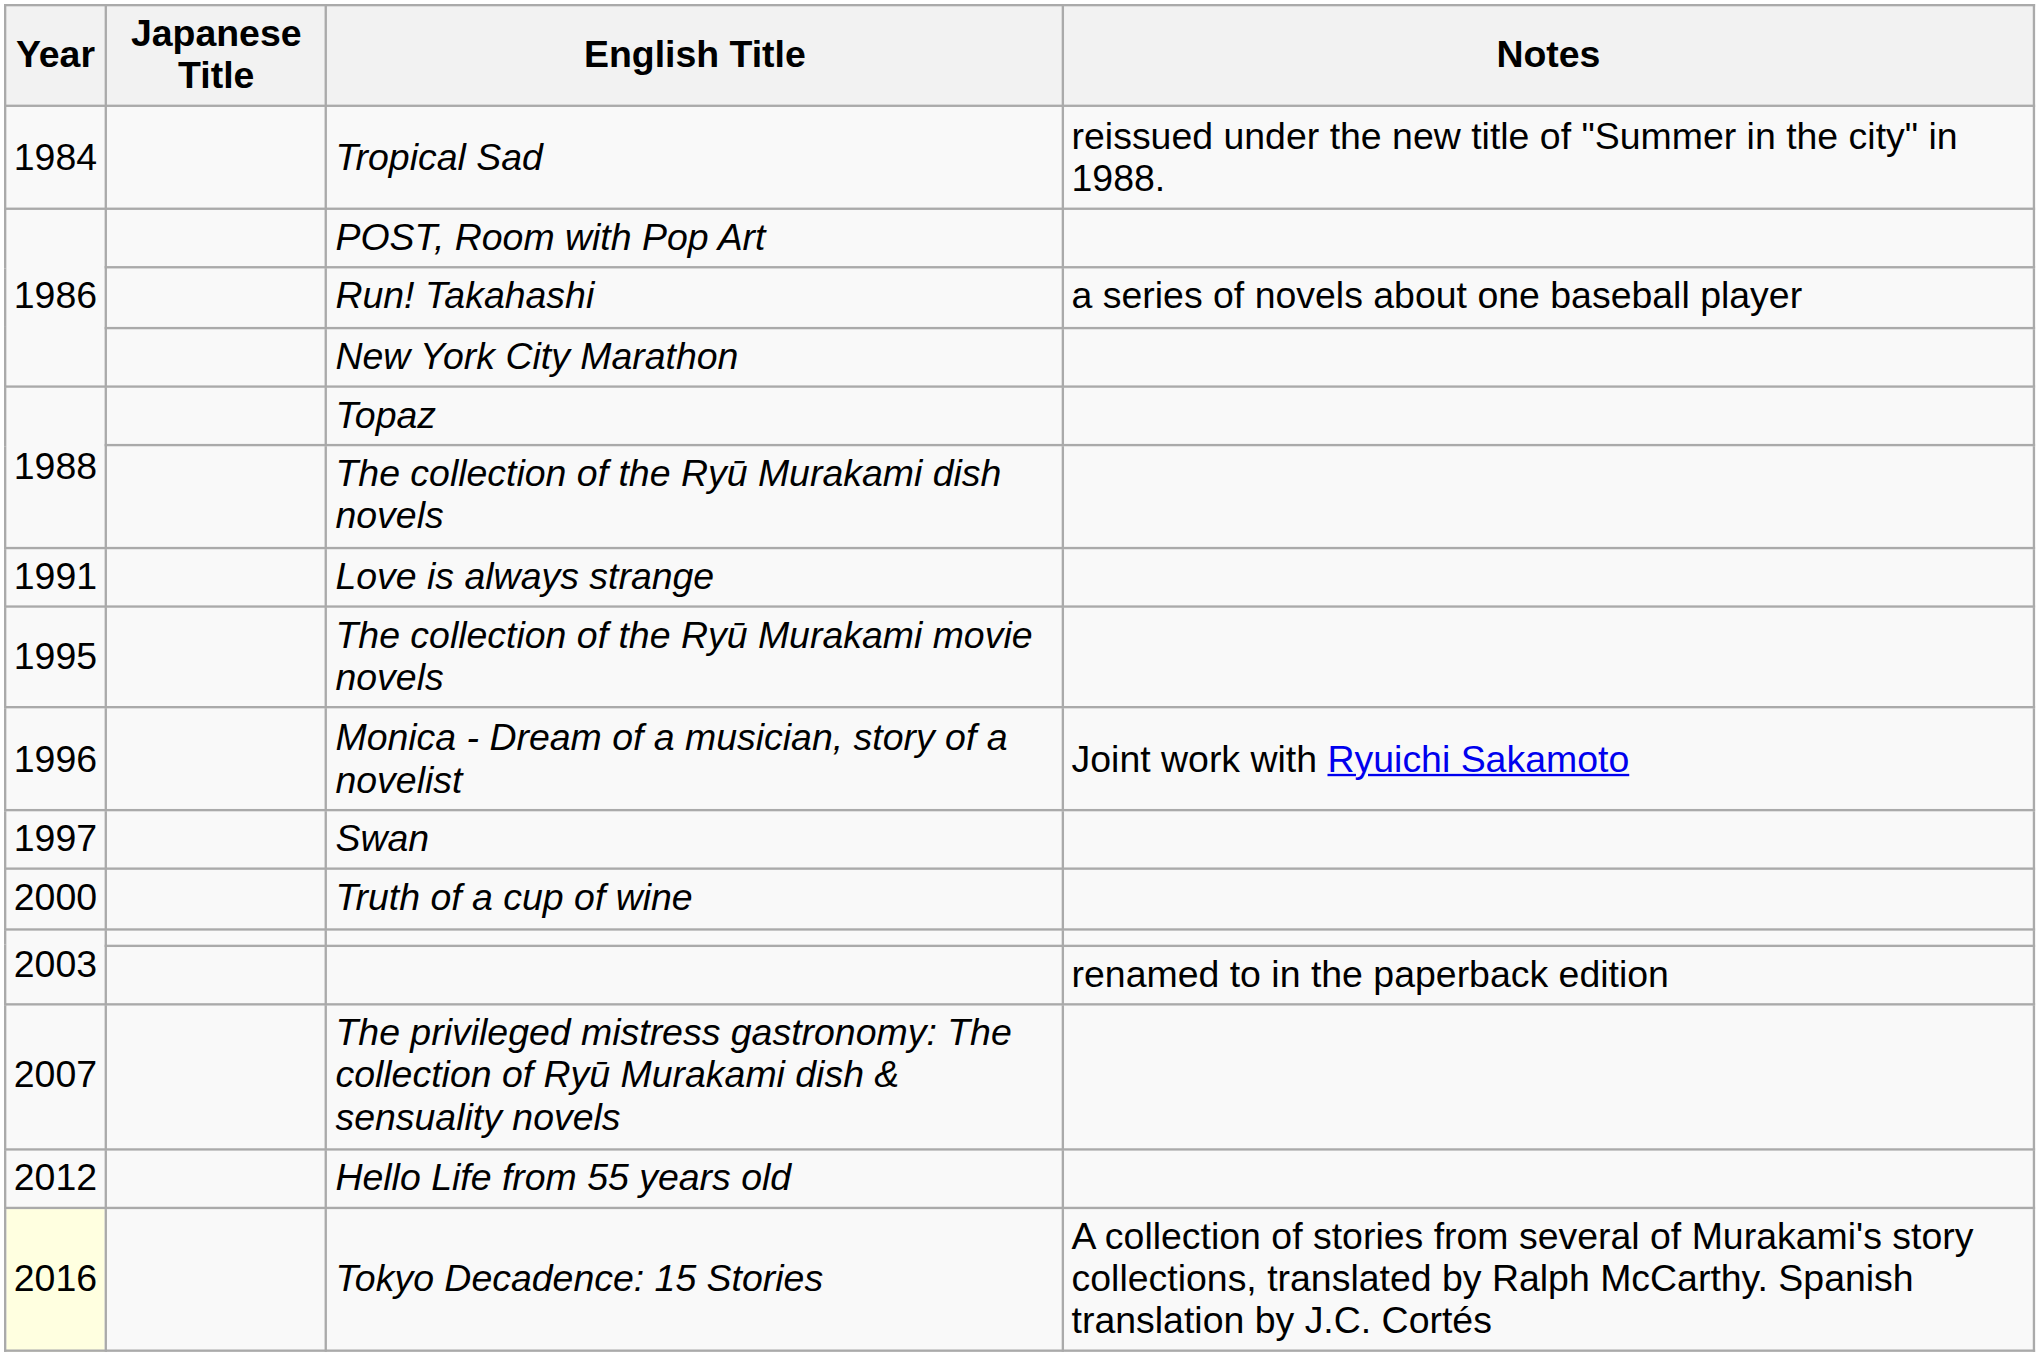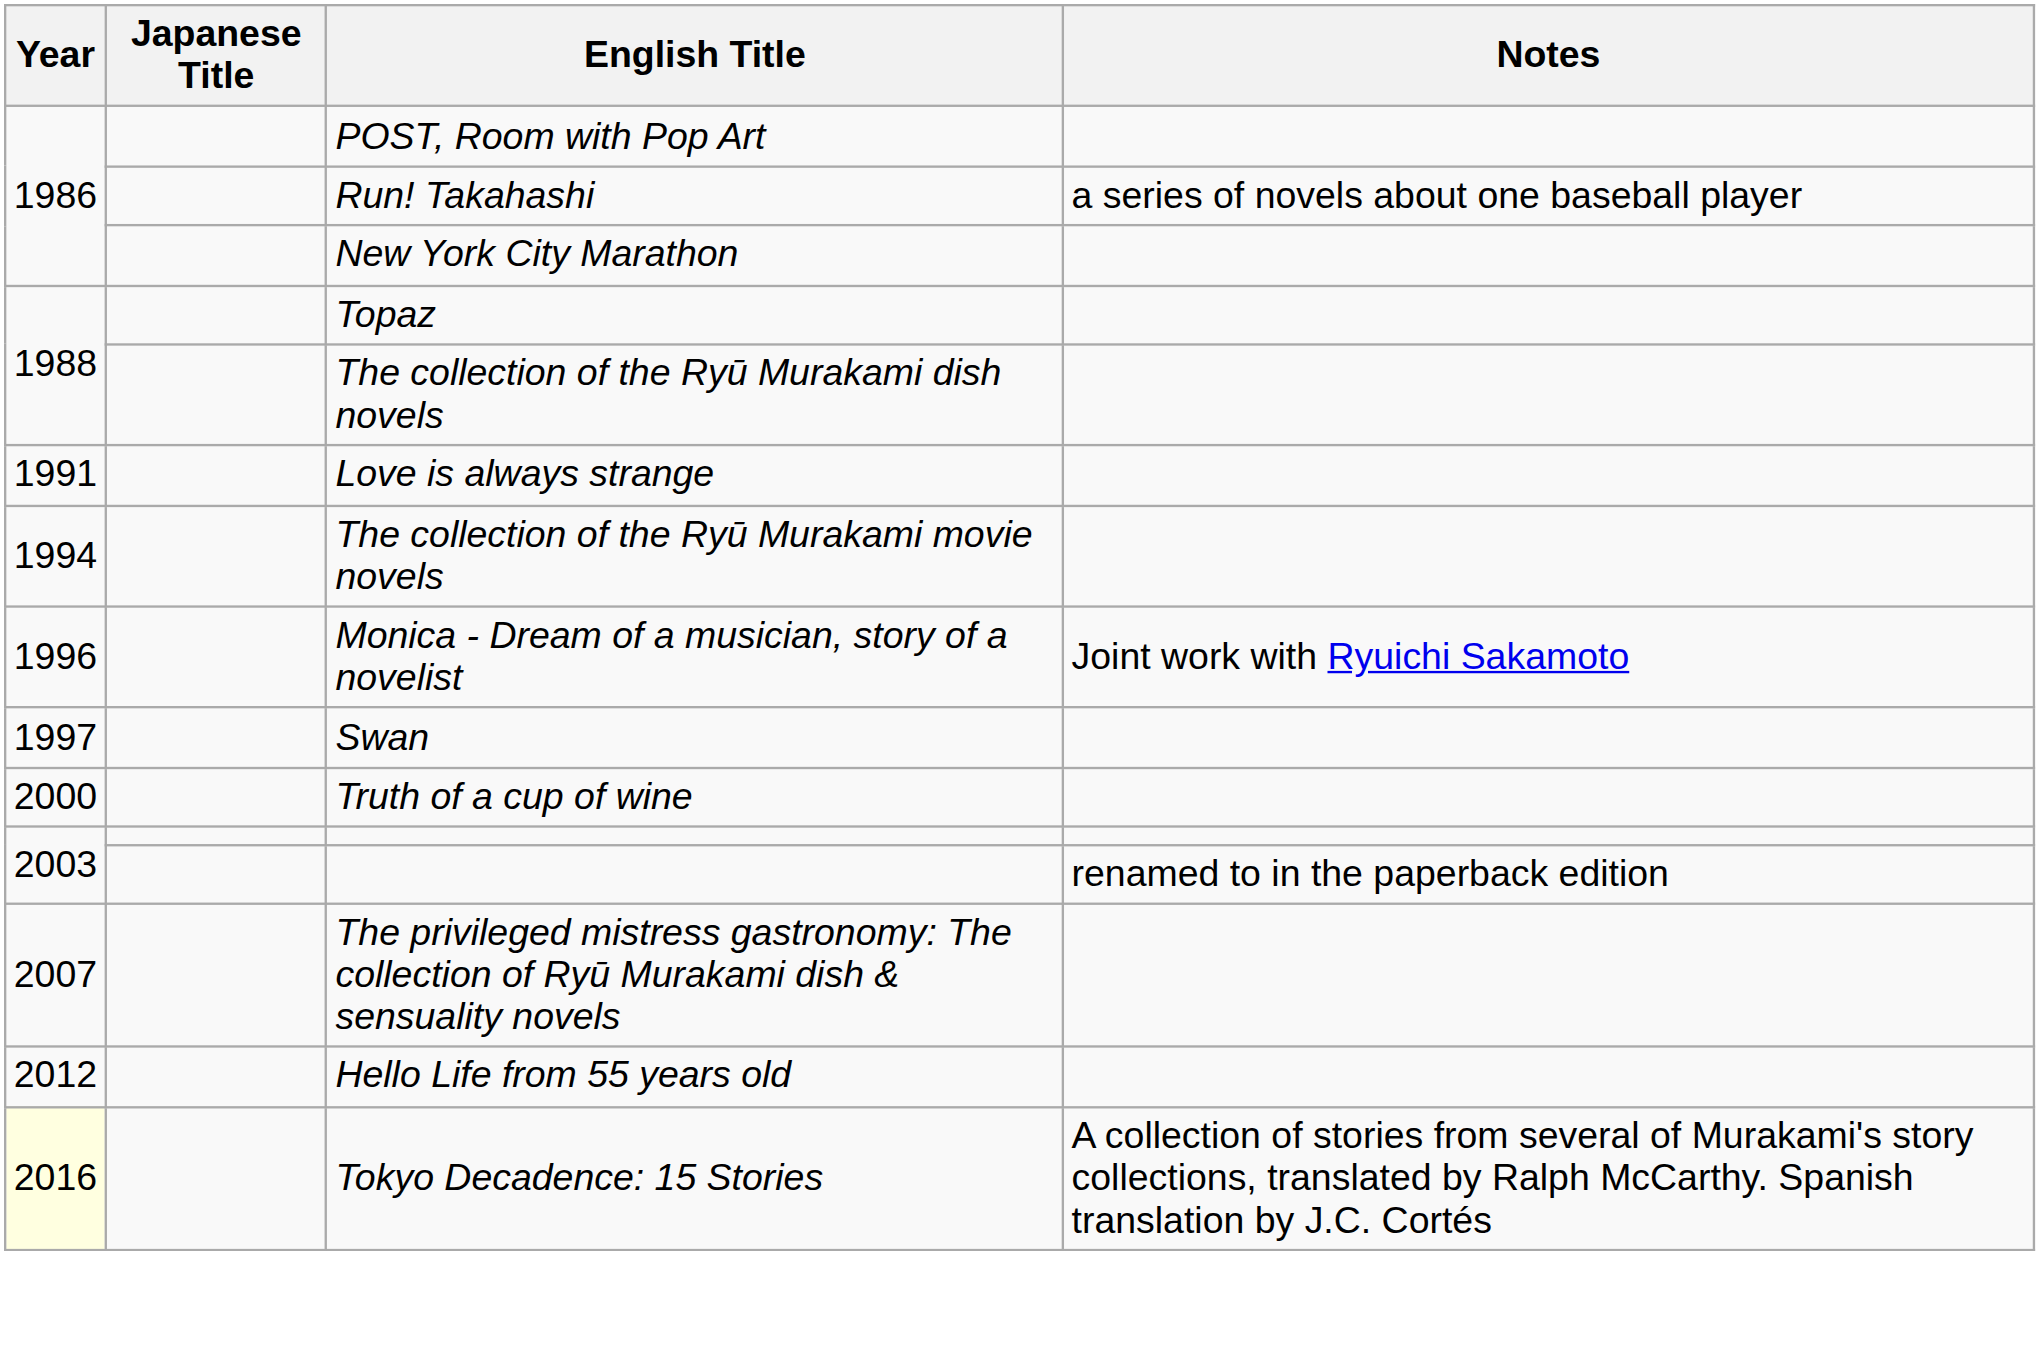- row: (439, 156)
(55, 656) 1995 -> (55, 555) 1994
